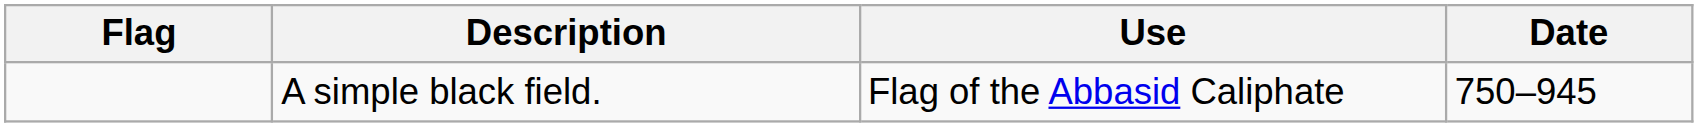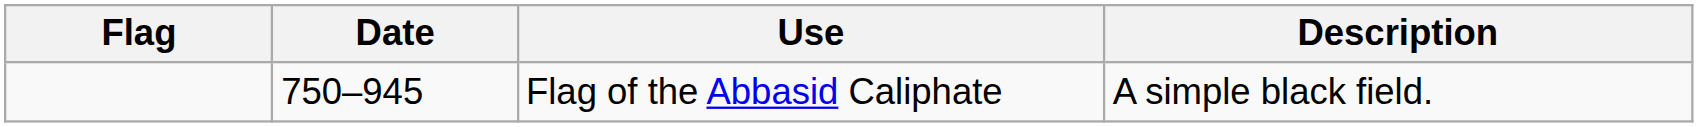columns swapped: (1569, 33) <-> (566, 33)
